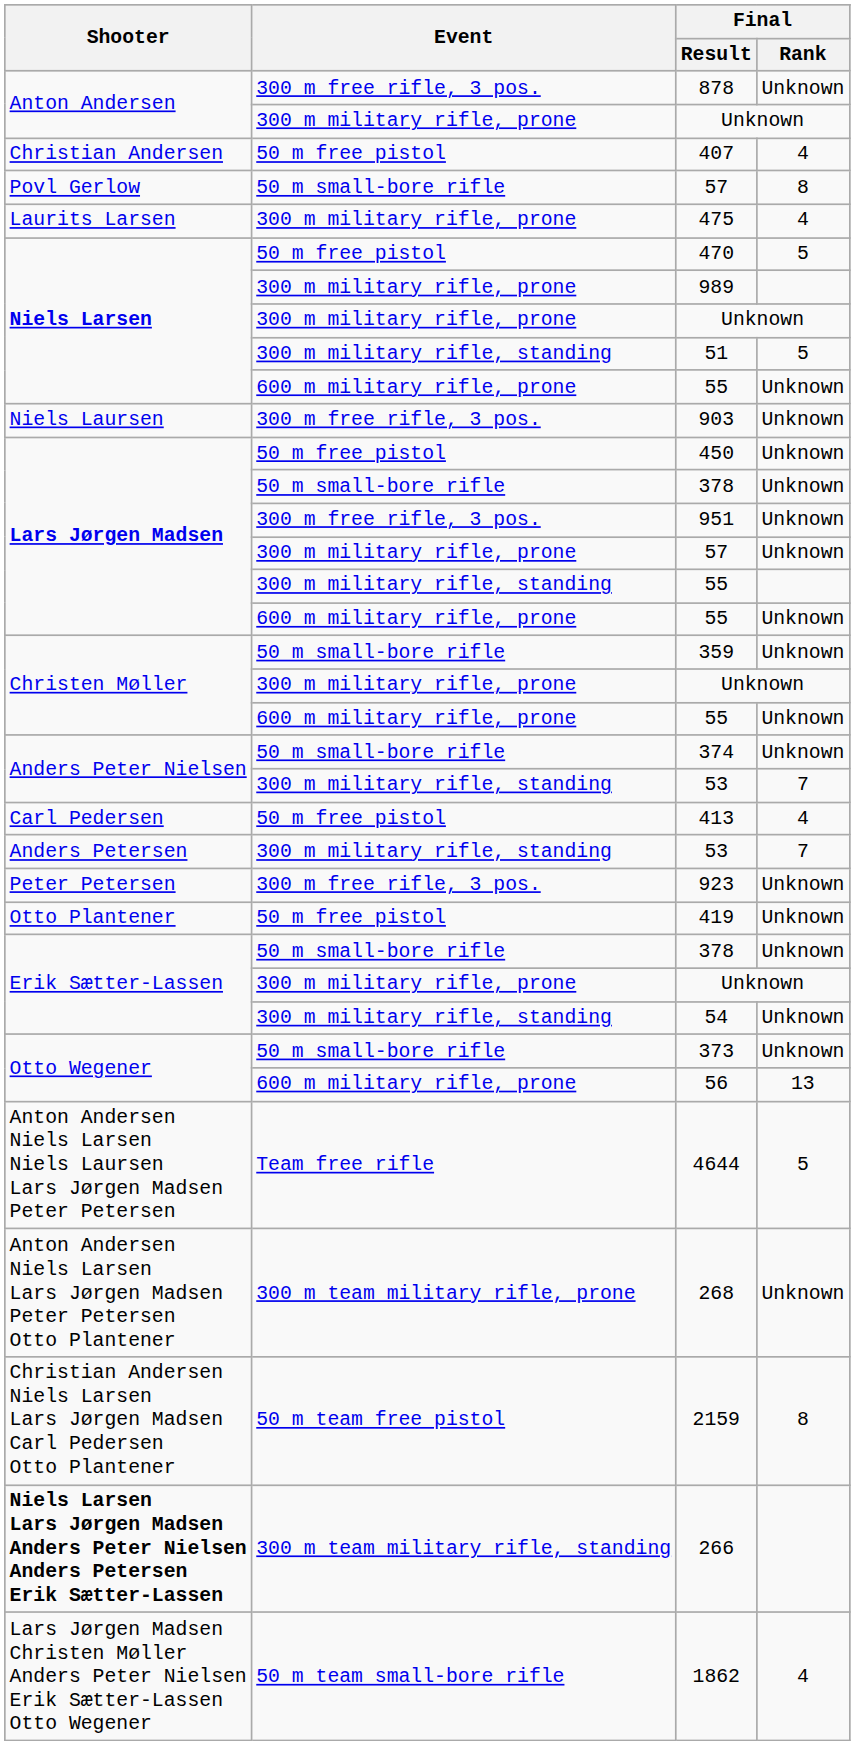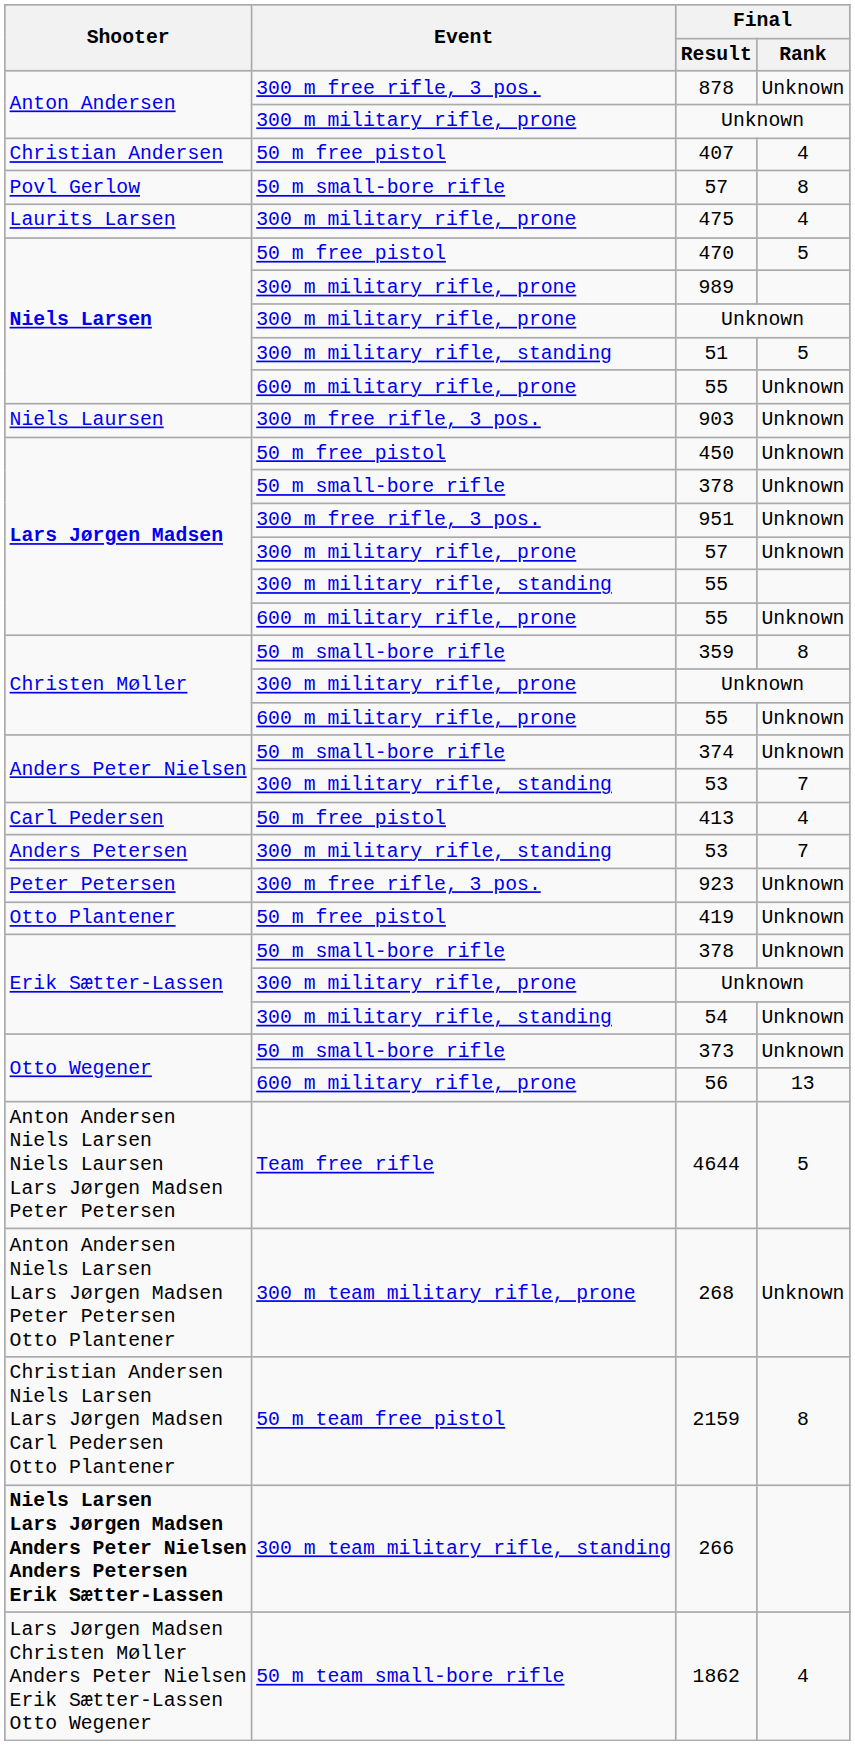(803, 652) Unknown -> (803, 652) 8
